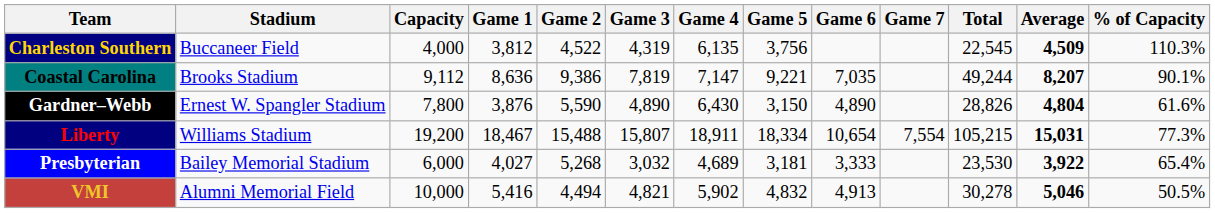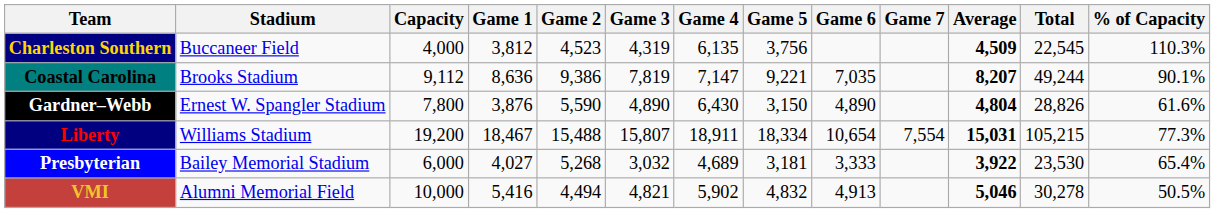columns swapped: (983, 18) <-> (1052, 18)
(581, 47) 4,522 -> (581, 47) 4,523
